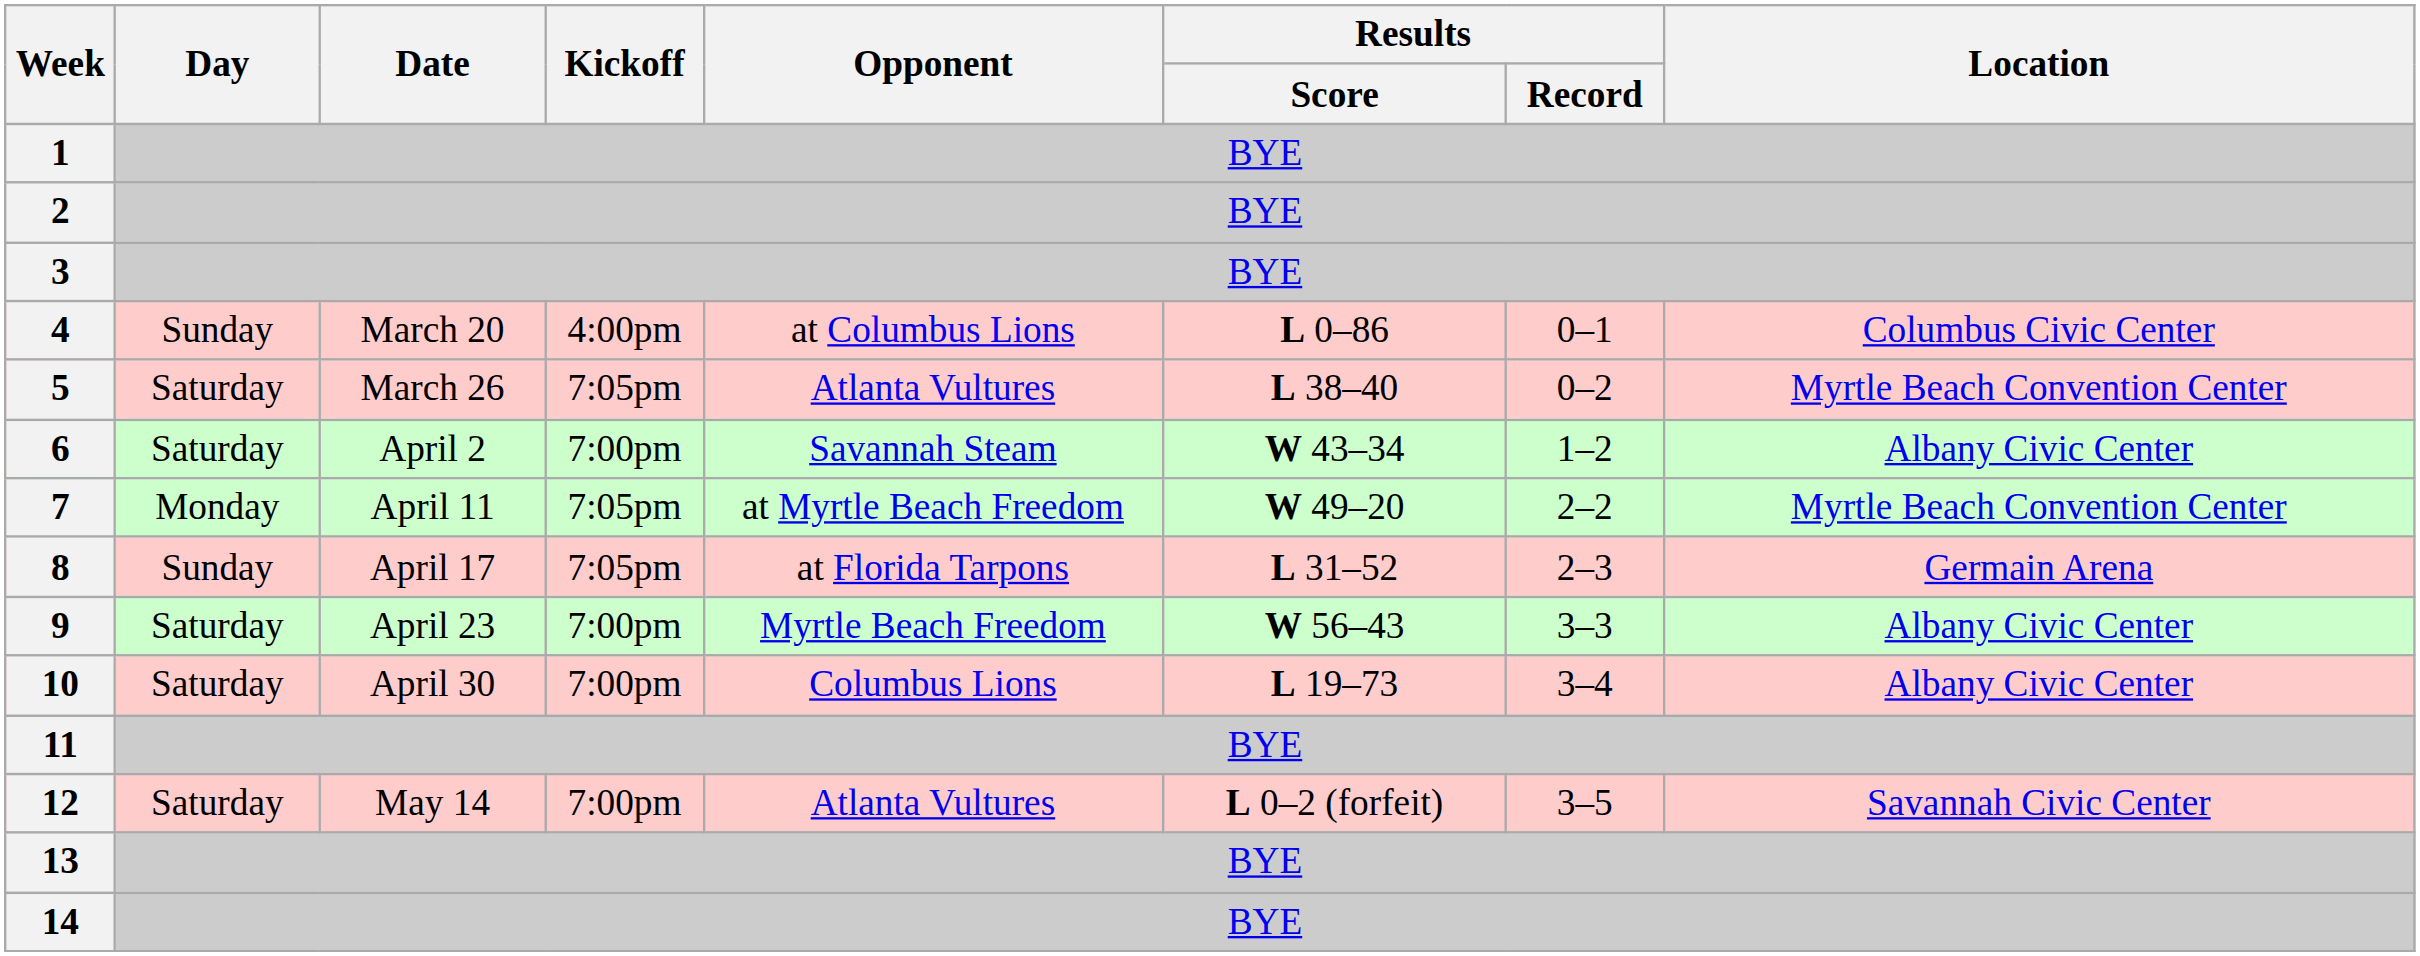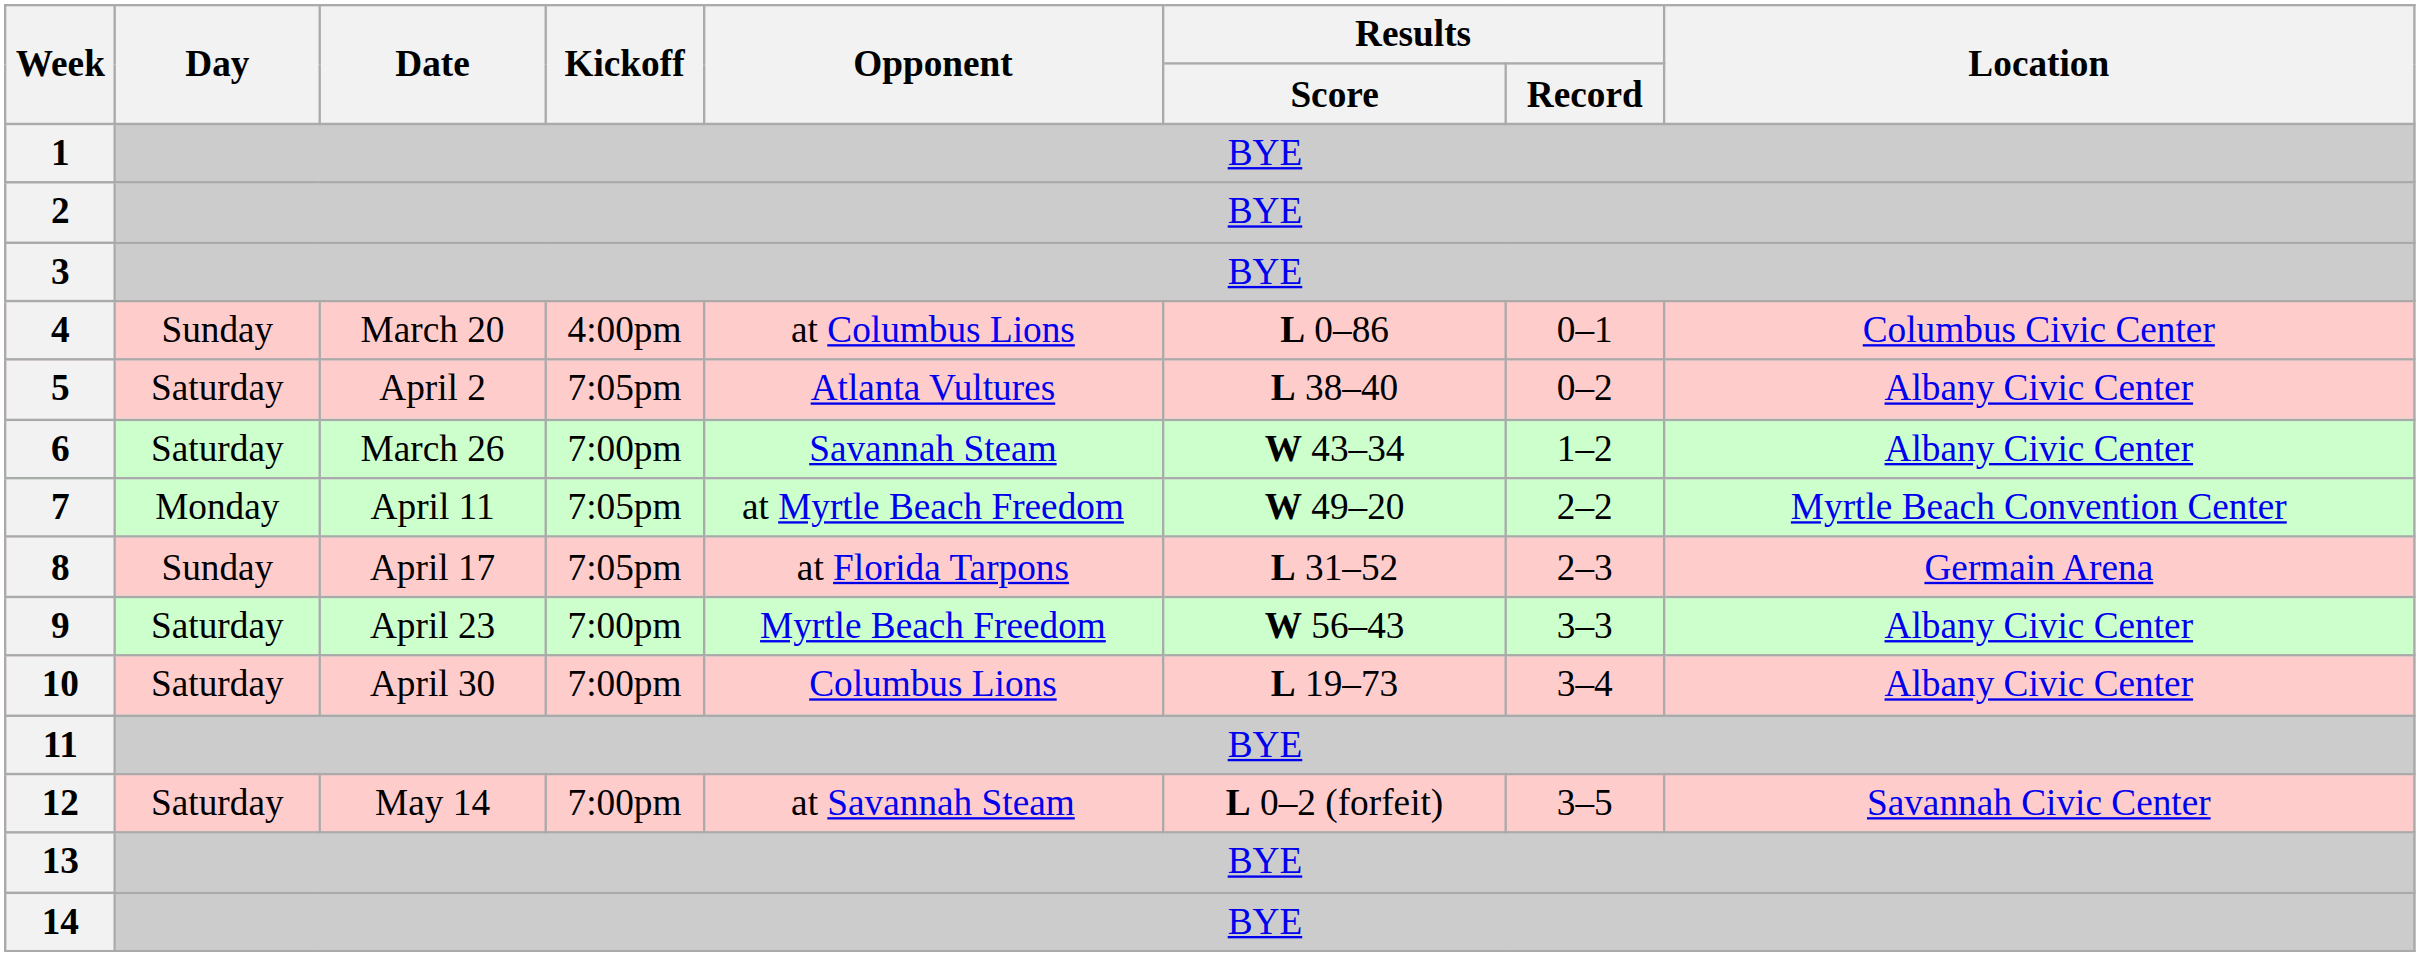(433, 388) March 26 -> (433, 388) April 2
(2039, 388) Myrtle Beach Convention Center -> (2039, 388) Albany Civic Center
(433, 447) April 2 -> (433, 447) March 26
(933, 802) Atlanta Vultures -> (933, 802) at Savannah Steam
